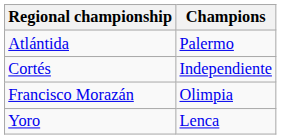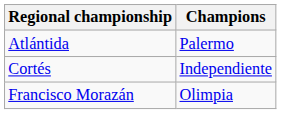- row: (24, 120)
